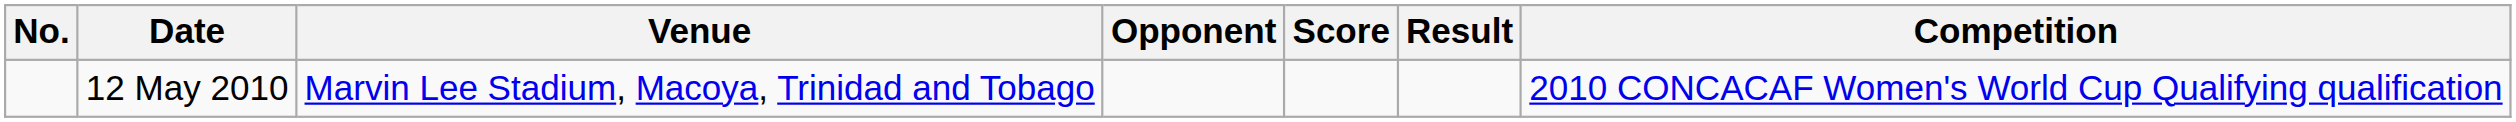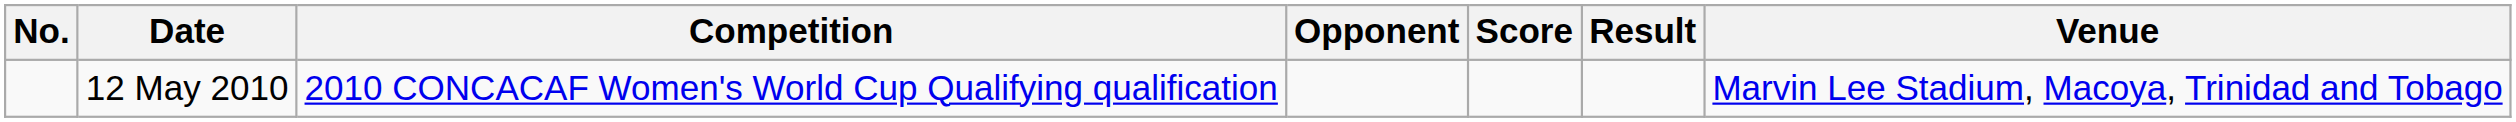columns swapped: (700, 32) <-> (2016, 32)
